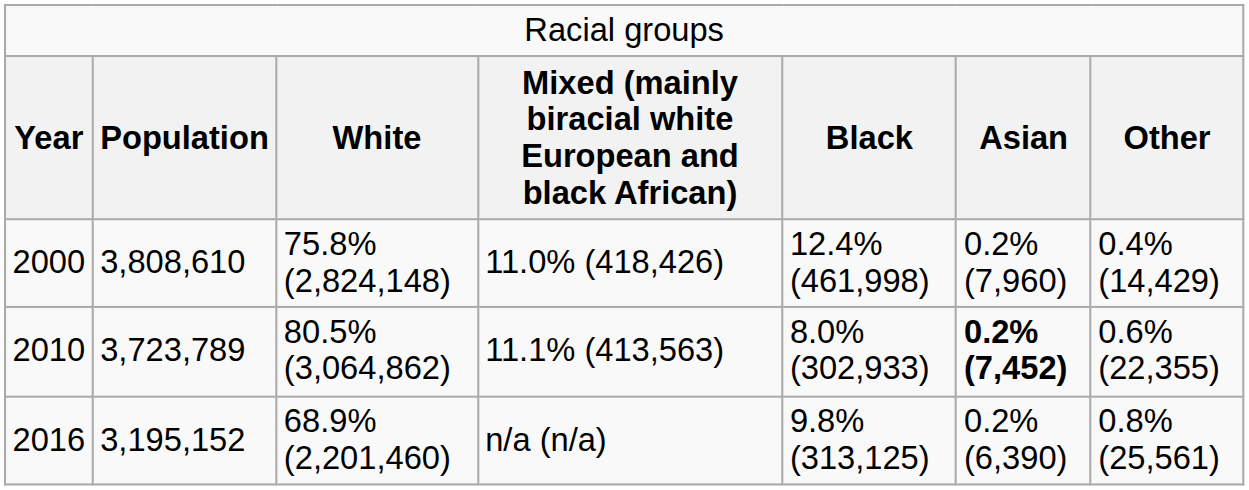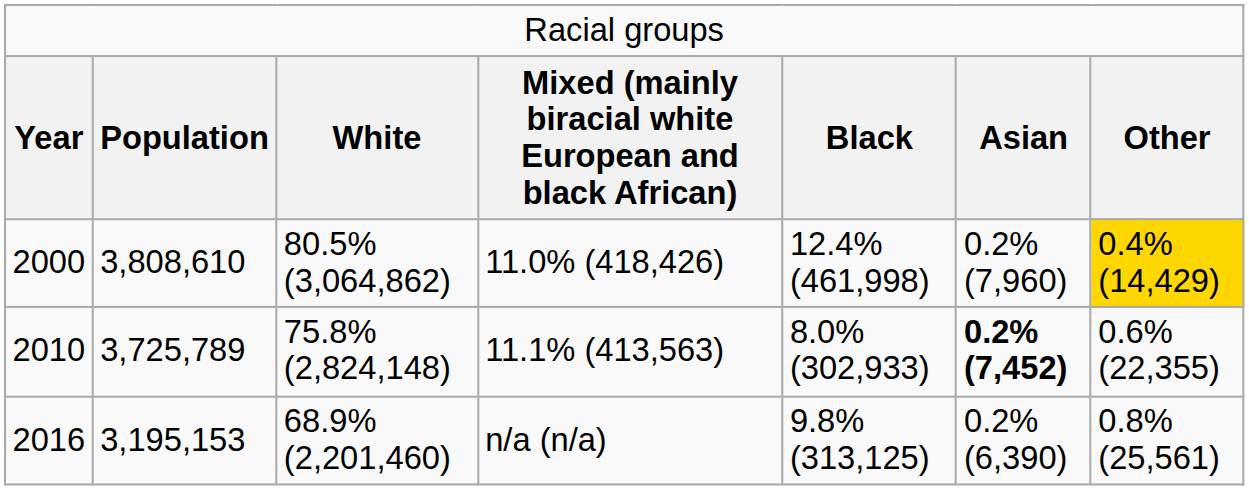(367, 262) 75.8% (2,824,148) -> (367, 262) 80.5% (3,064,862)
(1159, 262) no background -> (1159, 262) gold background
(173, 350) 3,723,789 -> (173, 350) 3,725,789
(367, 350) 80.5% (3,064,862) -> (367, 350) 75.8% (2,824,148)
(173, 439) 3,195,152 -> (173, 439) 3,195,153
